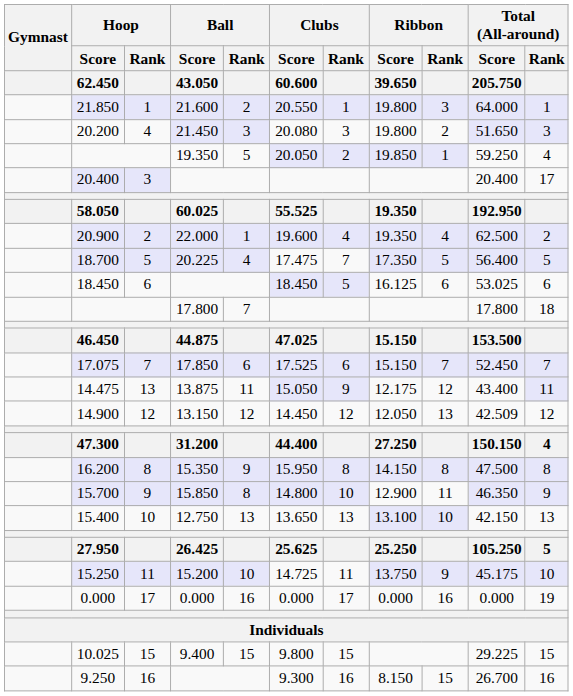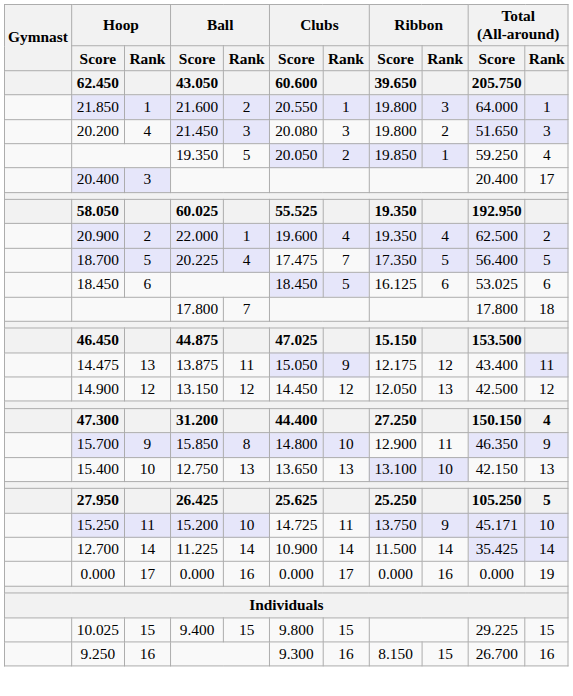- row: (98, 364)
(497, 413) 42.509 -> (497, 389) 42.500
- row: (98, 469)
(497, 573) 45.175 -> (497, 525) 45.171
+ row: (98, 549)
